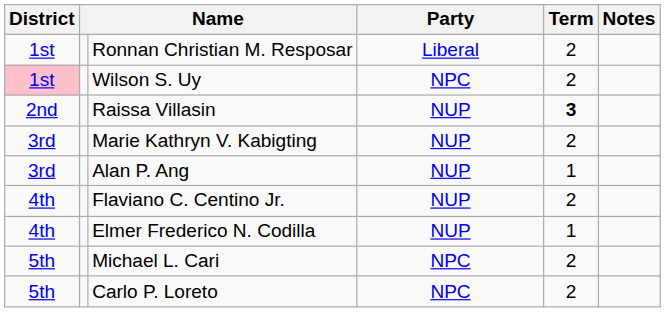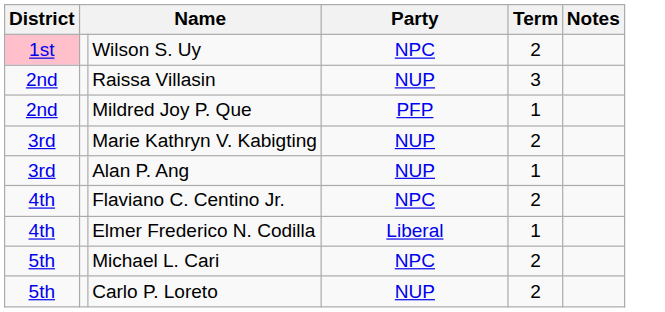- row: (222, 49)
(571, 110) bold -> (536, 79) normal
+ row: (172, 110)
(450, 200) NUP -> (415, 200) NPC
(450, 230) NUP -> (415, 230) Liberal
(450, 291) NPC -> (415, 291) NUP
